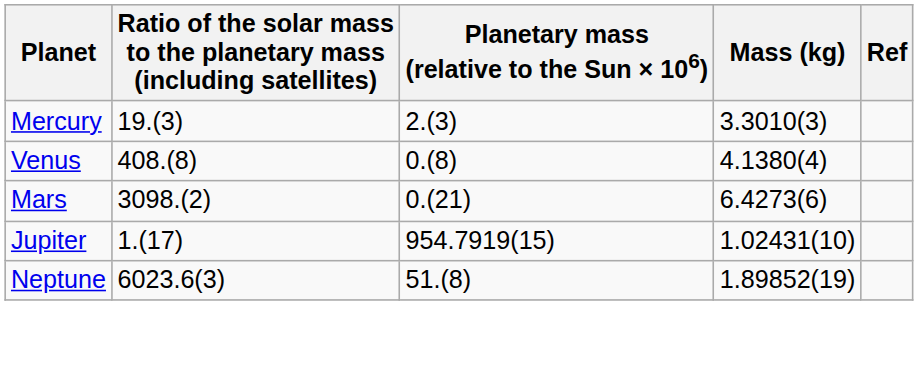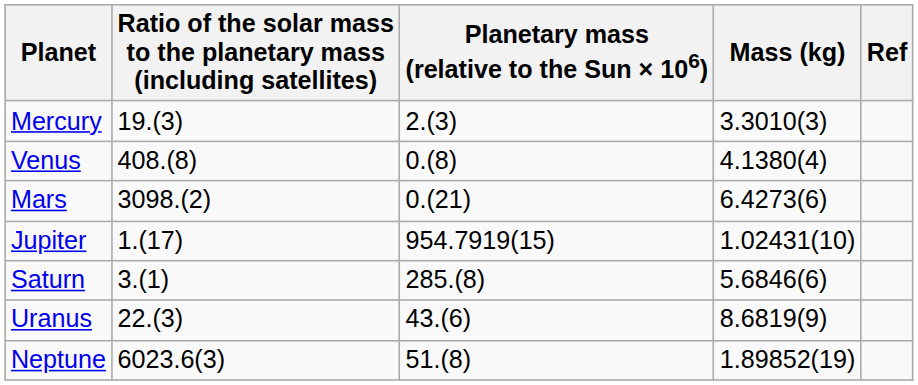+ row: (48, 280)
+ row: (51, 319)
